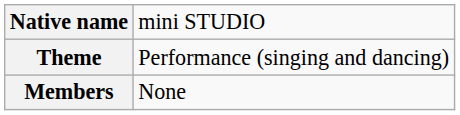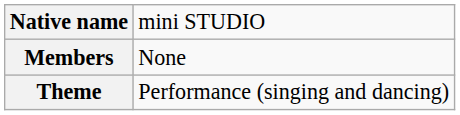rows swapped: (69, 57) <-> (69, 92)
